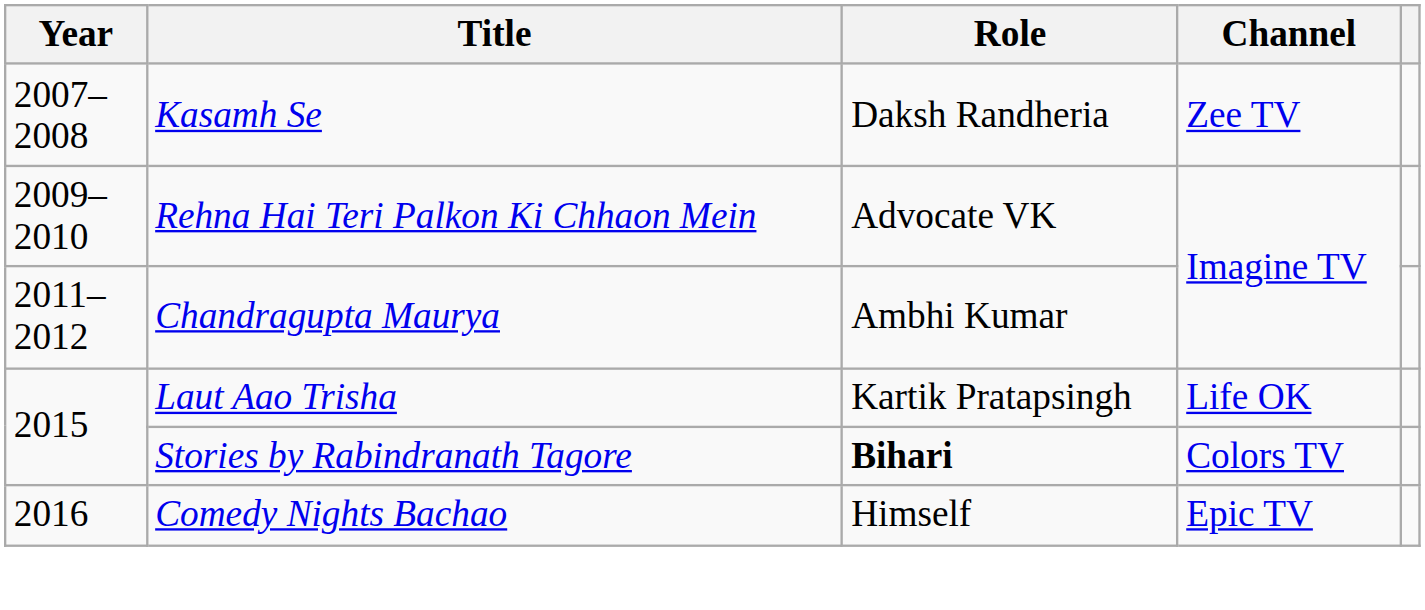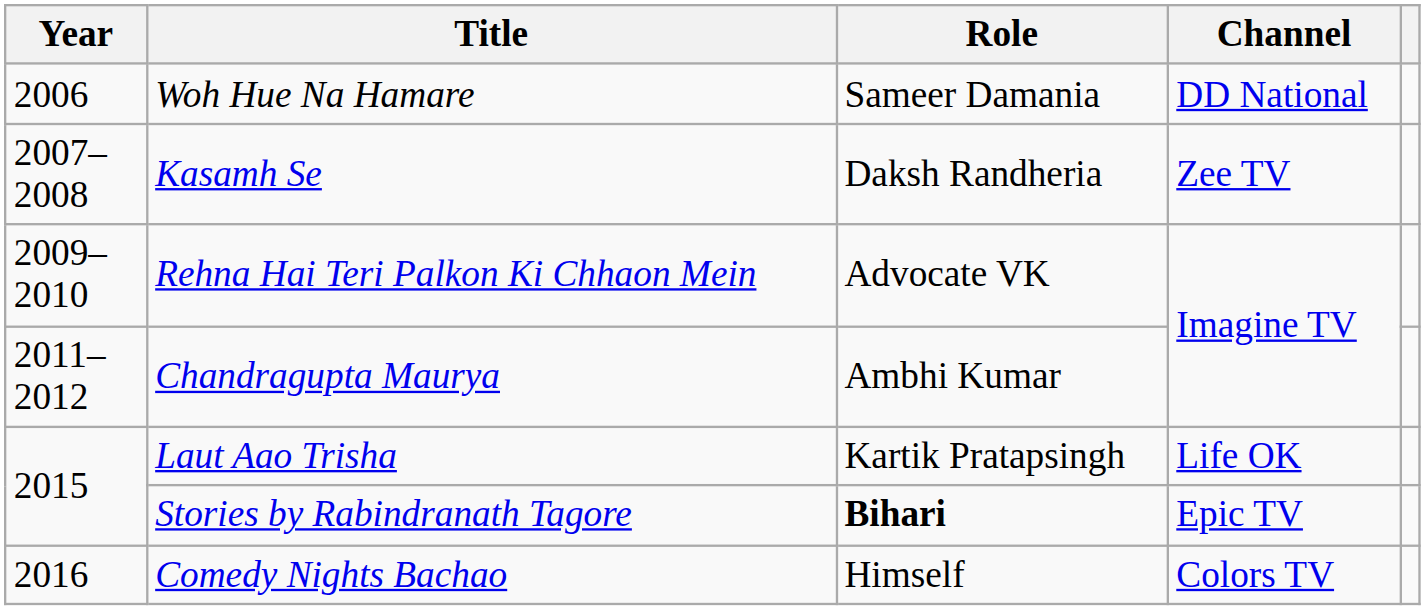+ row: (315, 93)
(1265, 455) Colors TV -> (1240, 514) Epic TV
(1250, 514) Epic TV -> (1255, 573) Colors TV
